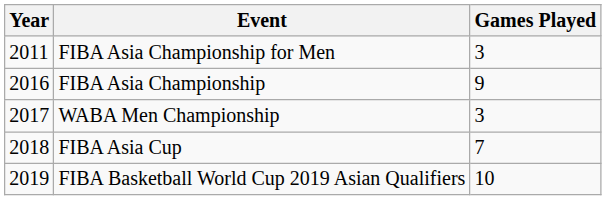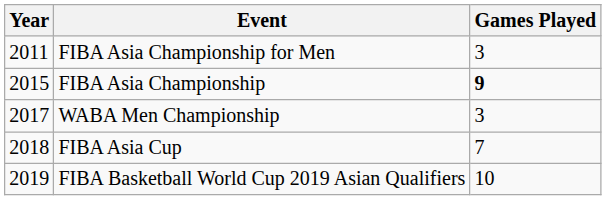(29, 83) 2016 -> (29, 83) 2015
(480, 83) normal -> (480, 83) bold
